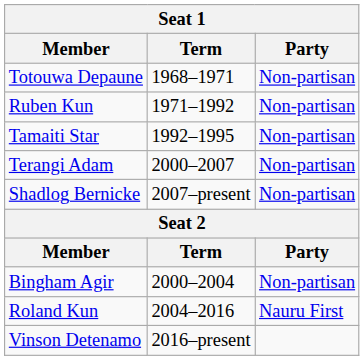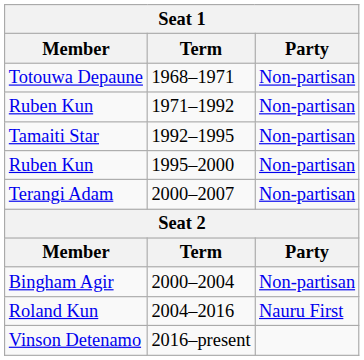+ row: (193, 164)
- row: (201, 194)
